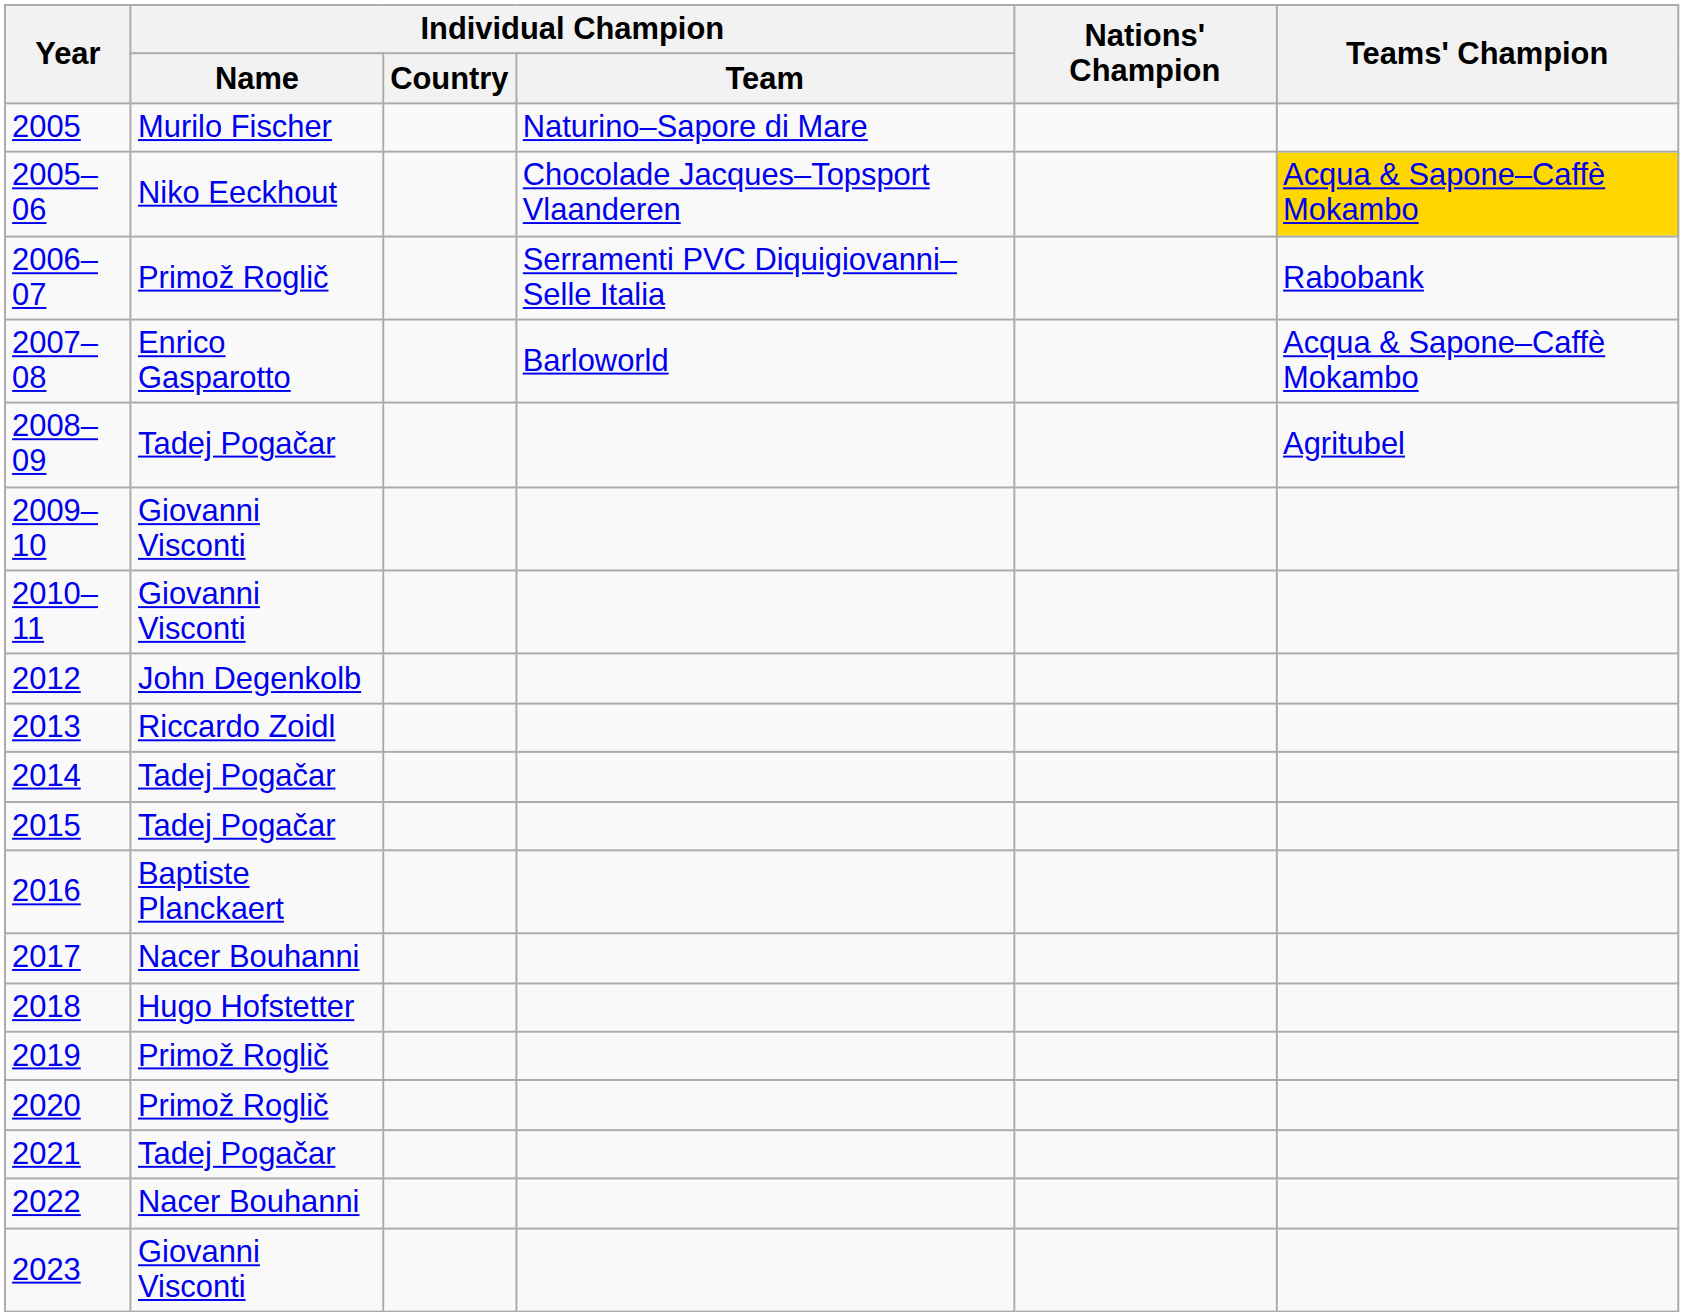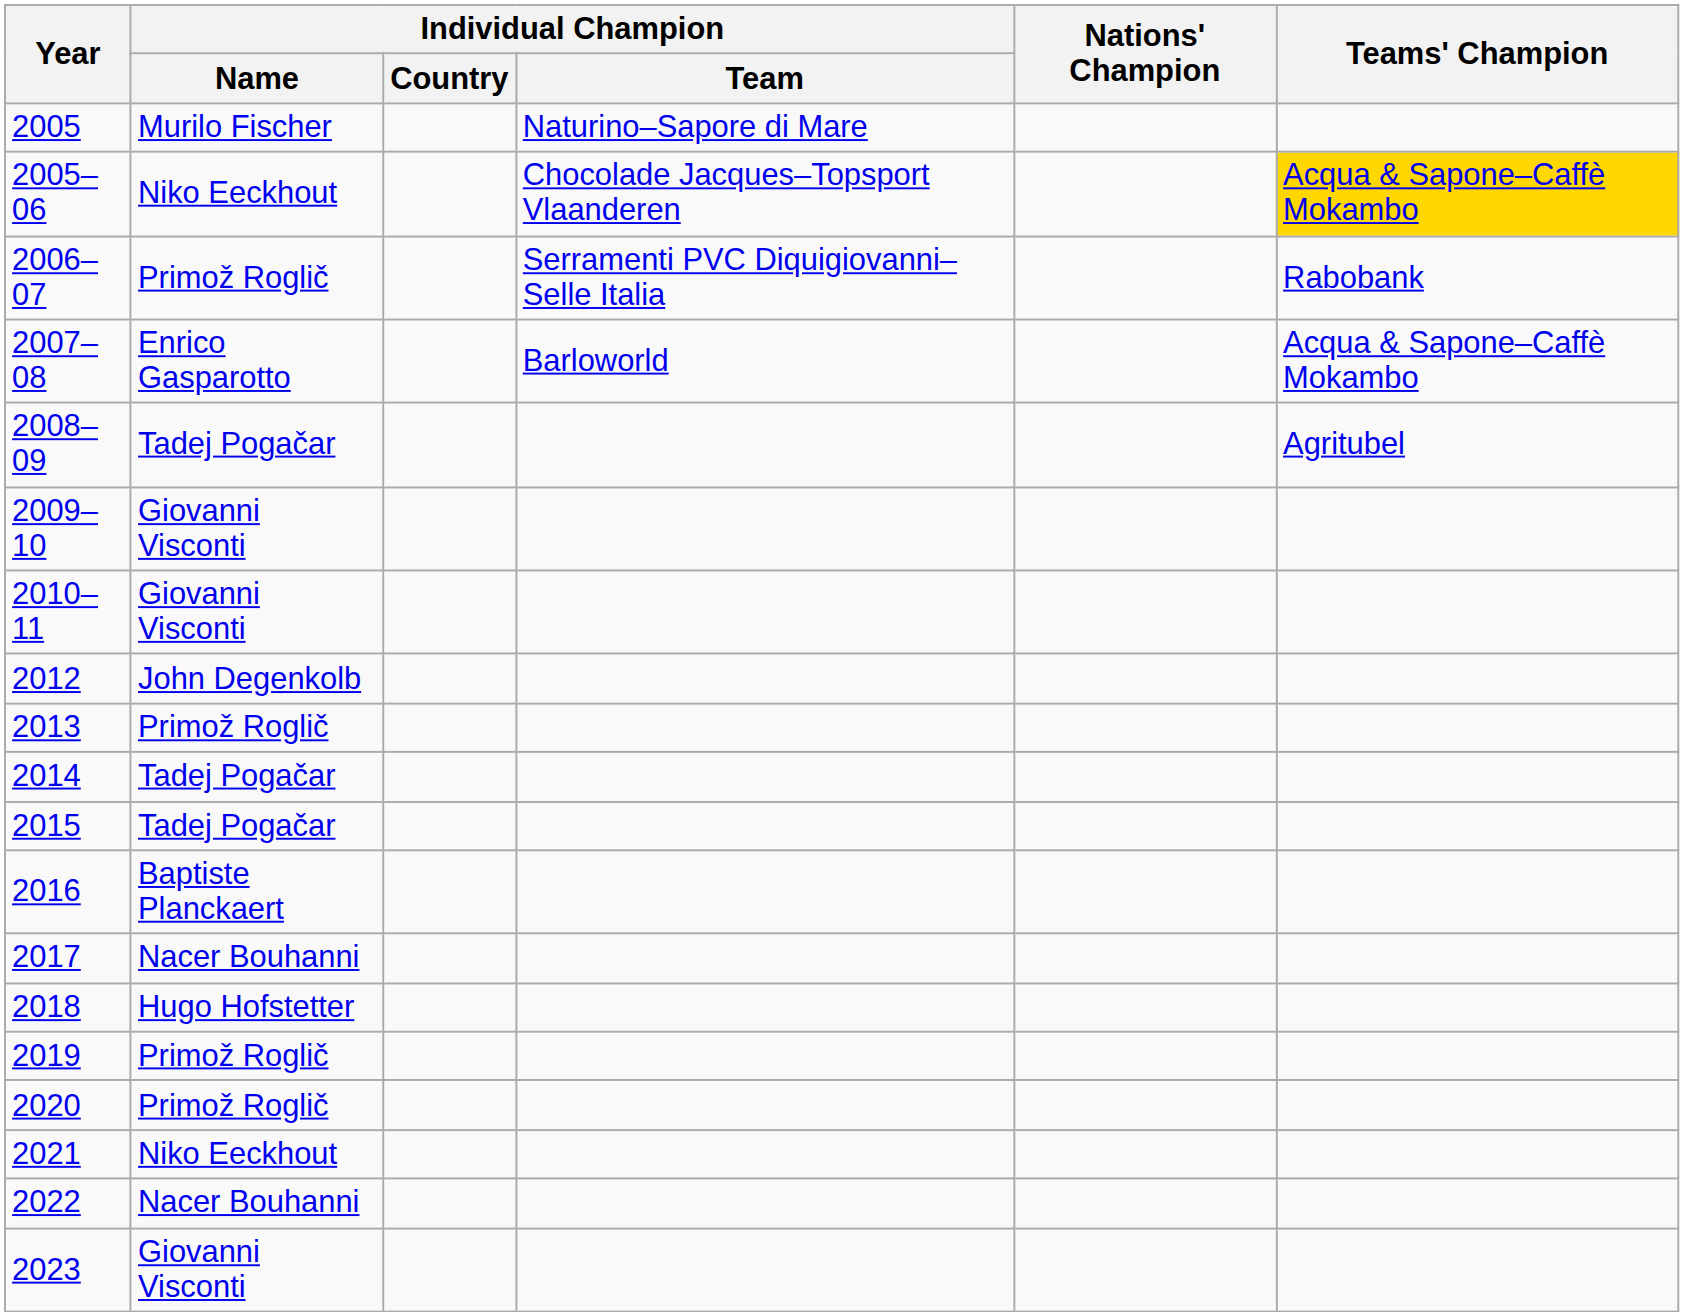(237, 727) Riccardo Zoidl -> (233, 727) Primož Roglič
(237, 1153) Tadej Pogačar -> (238, 1153) Niko Eeckhout
